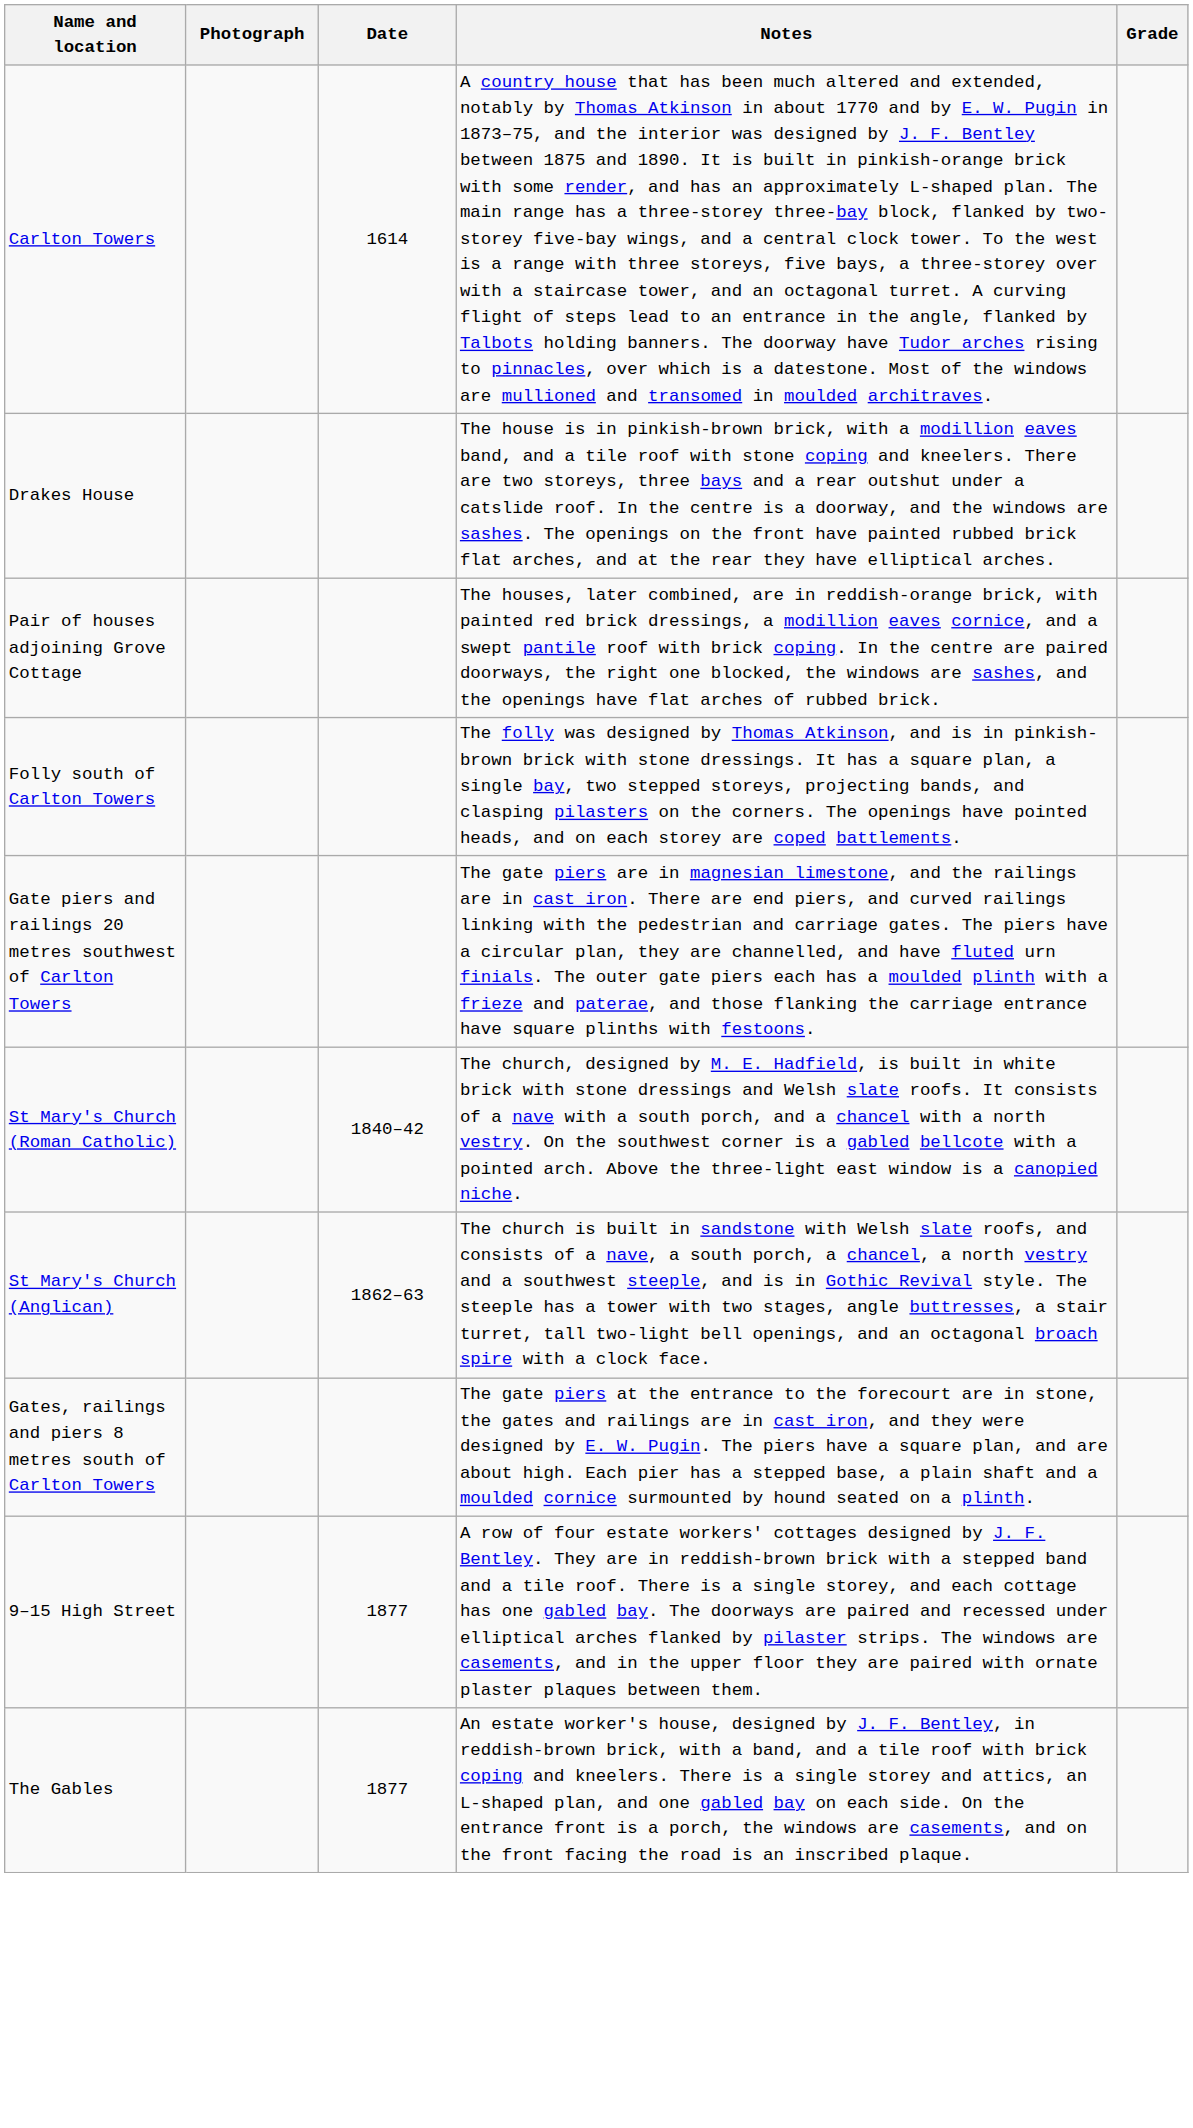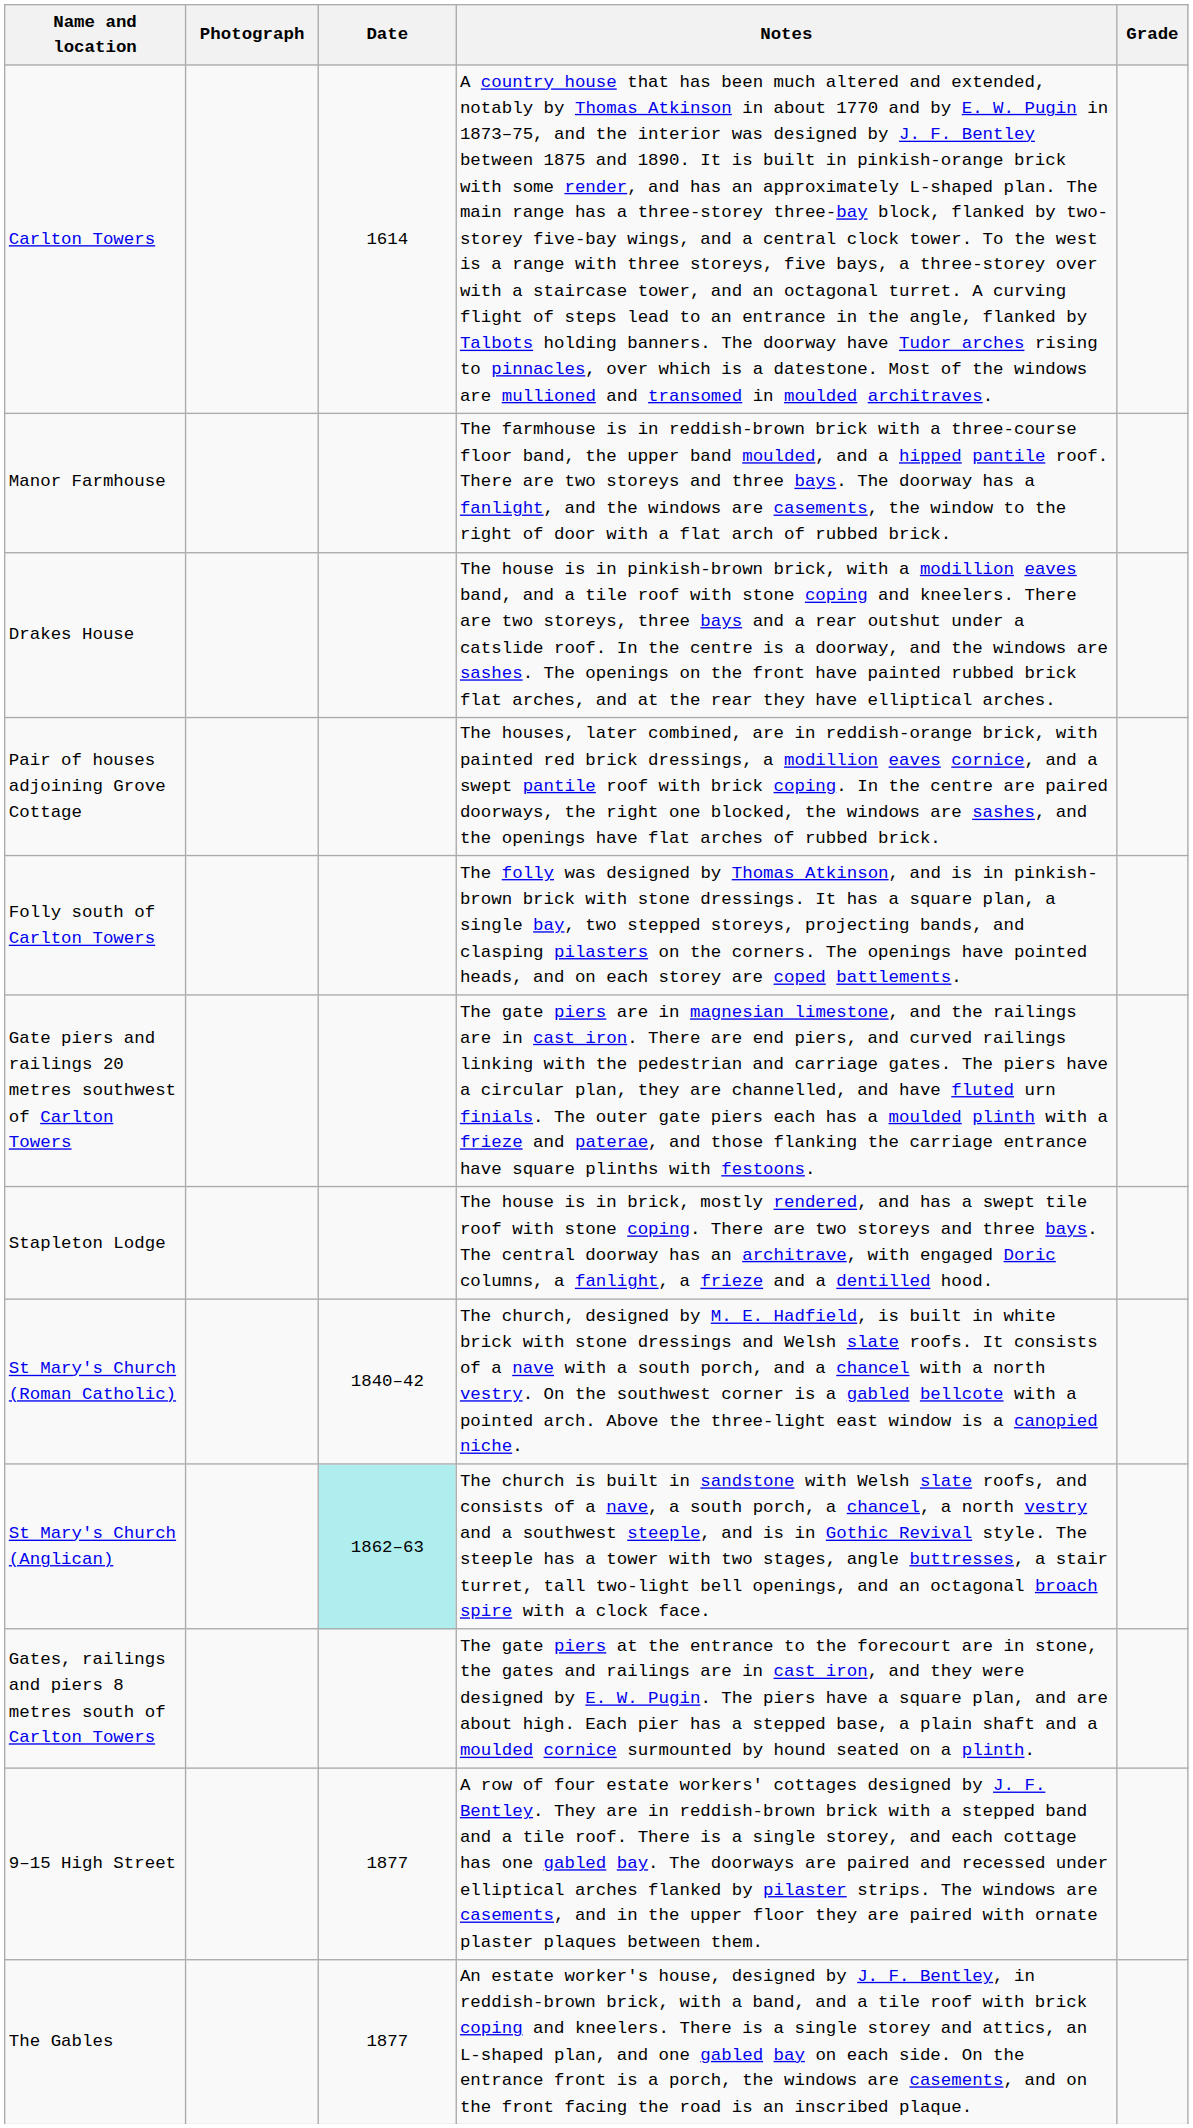+ row: (87, 482)
+ row: (87, 1242)
(387, 1295) no background -> (387, 1546) paleturquoise background
